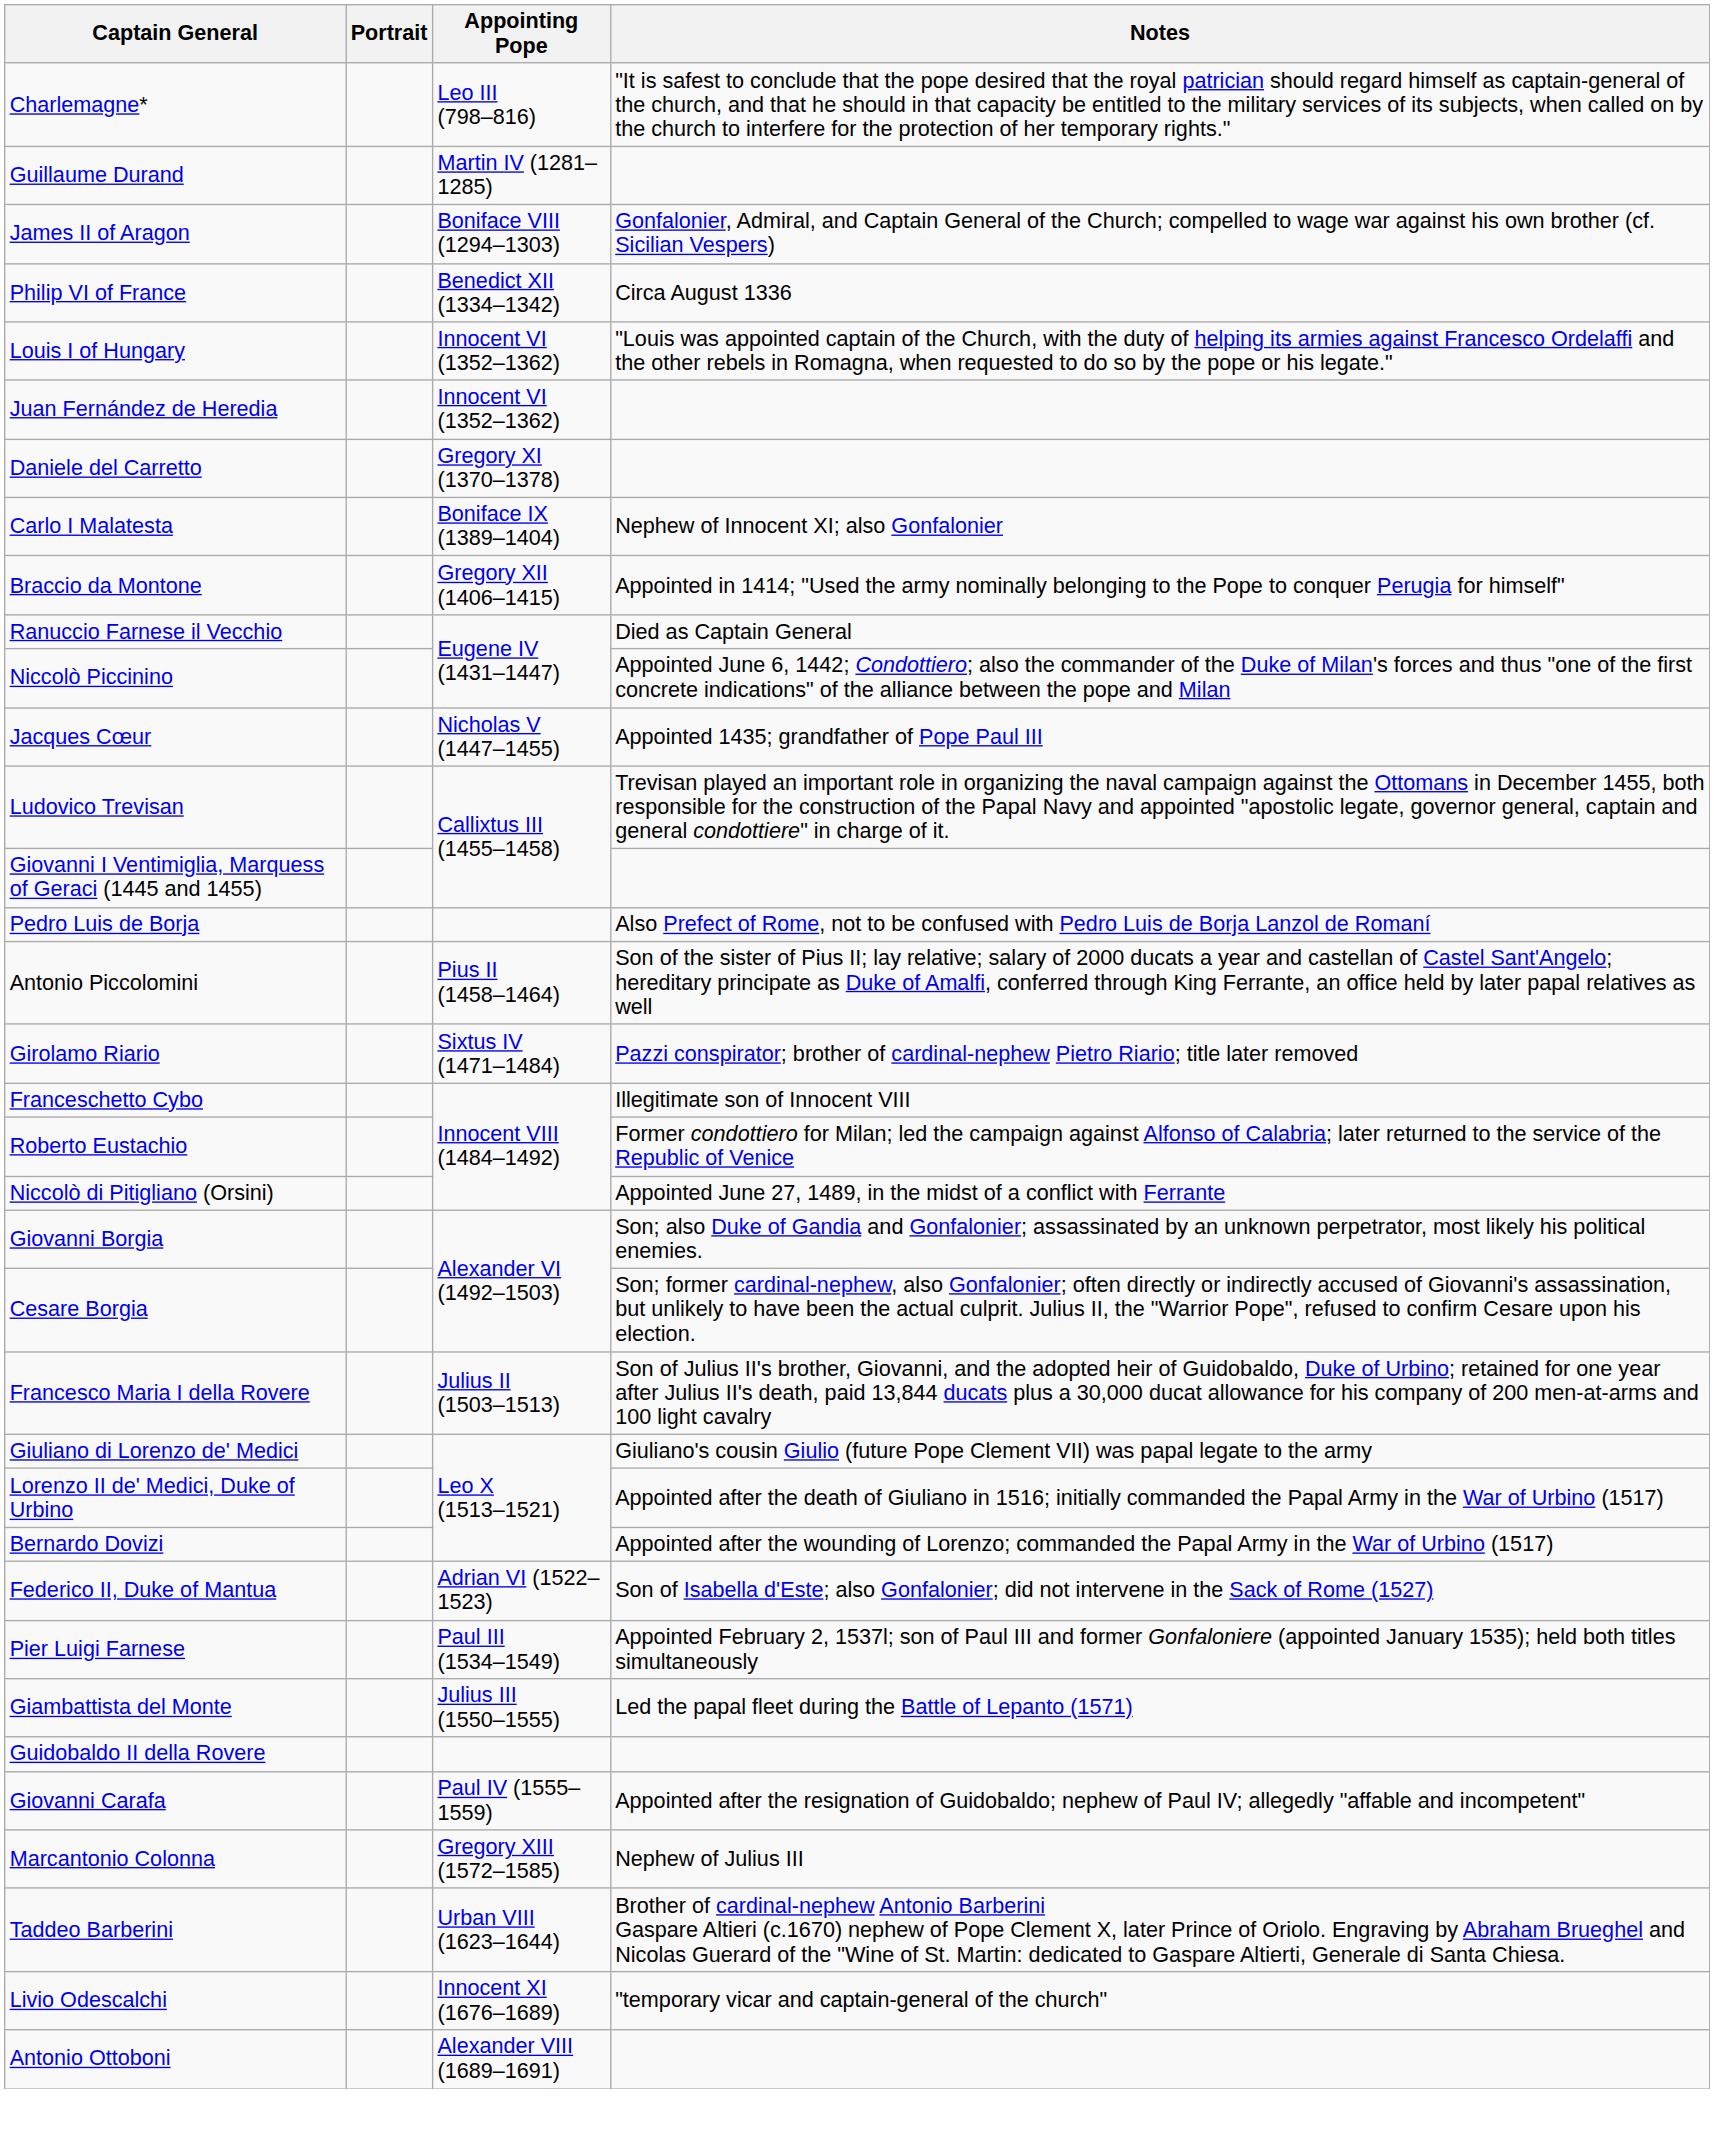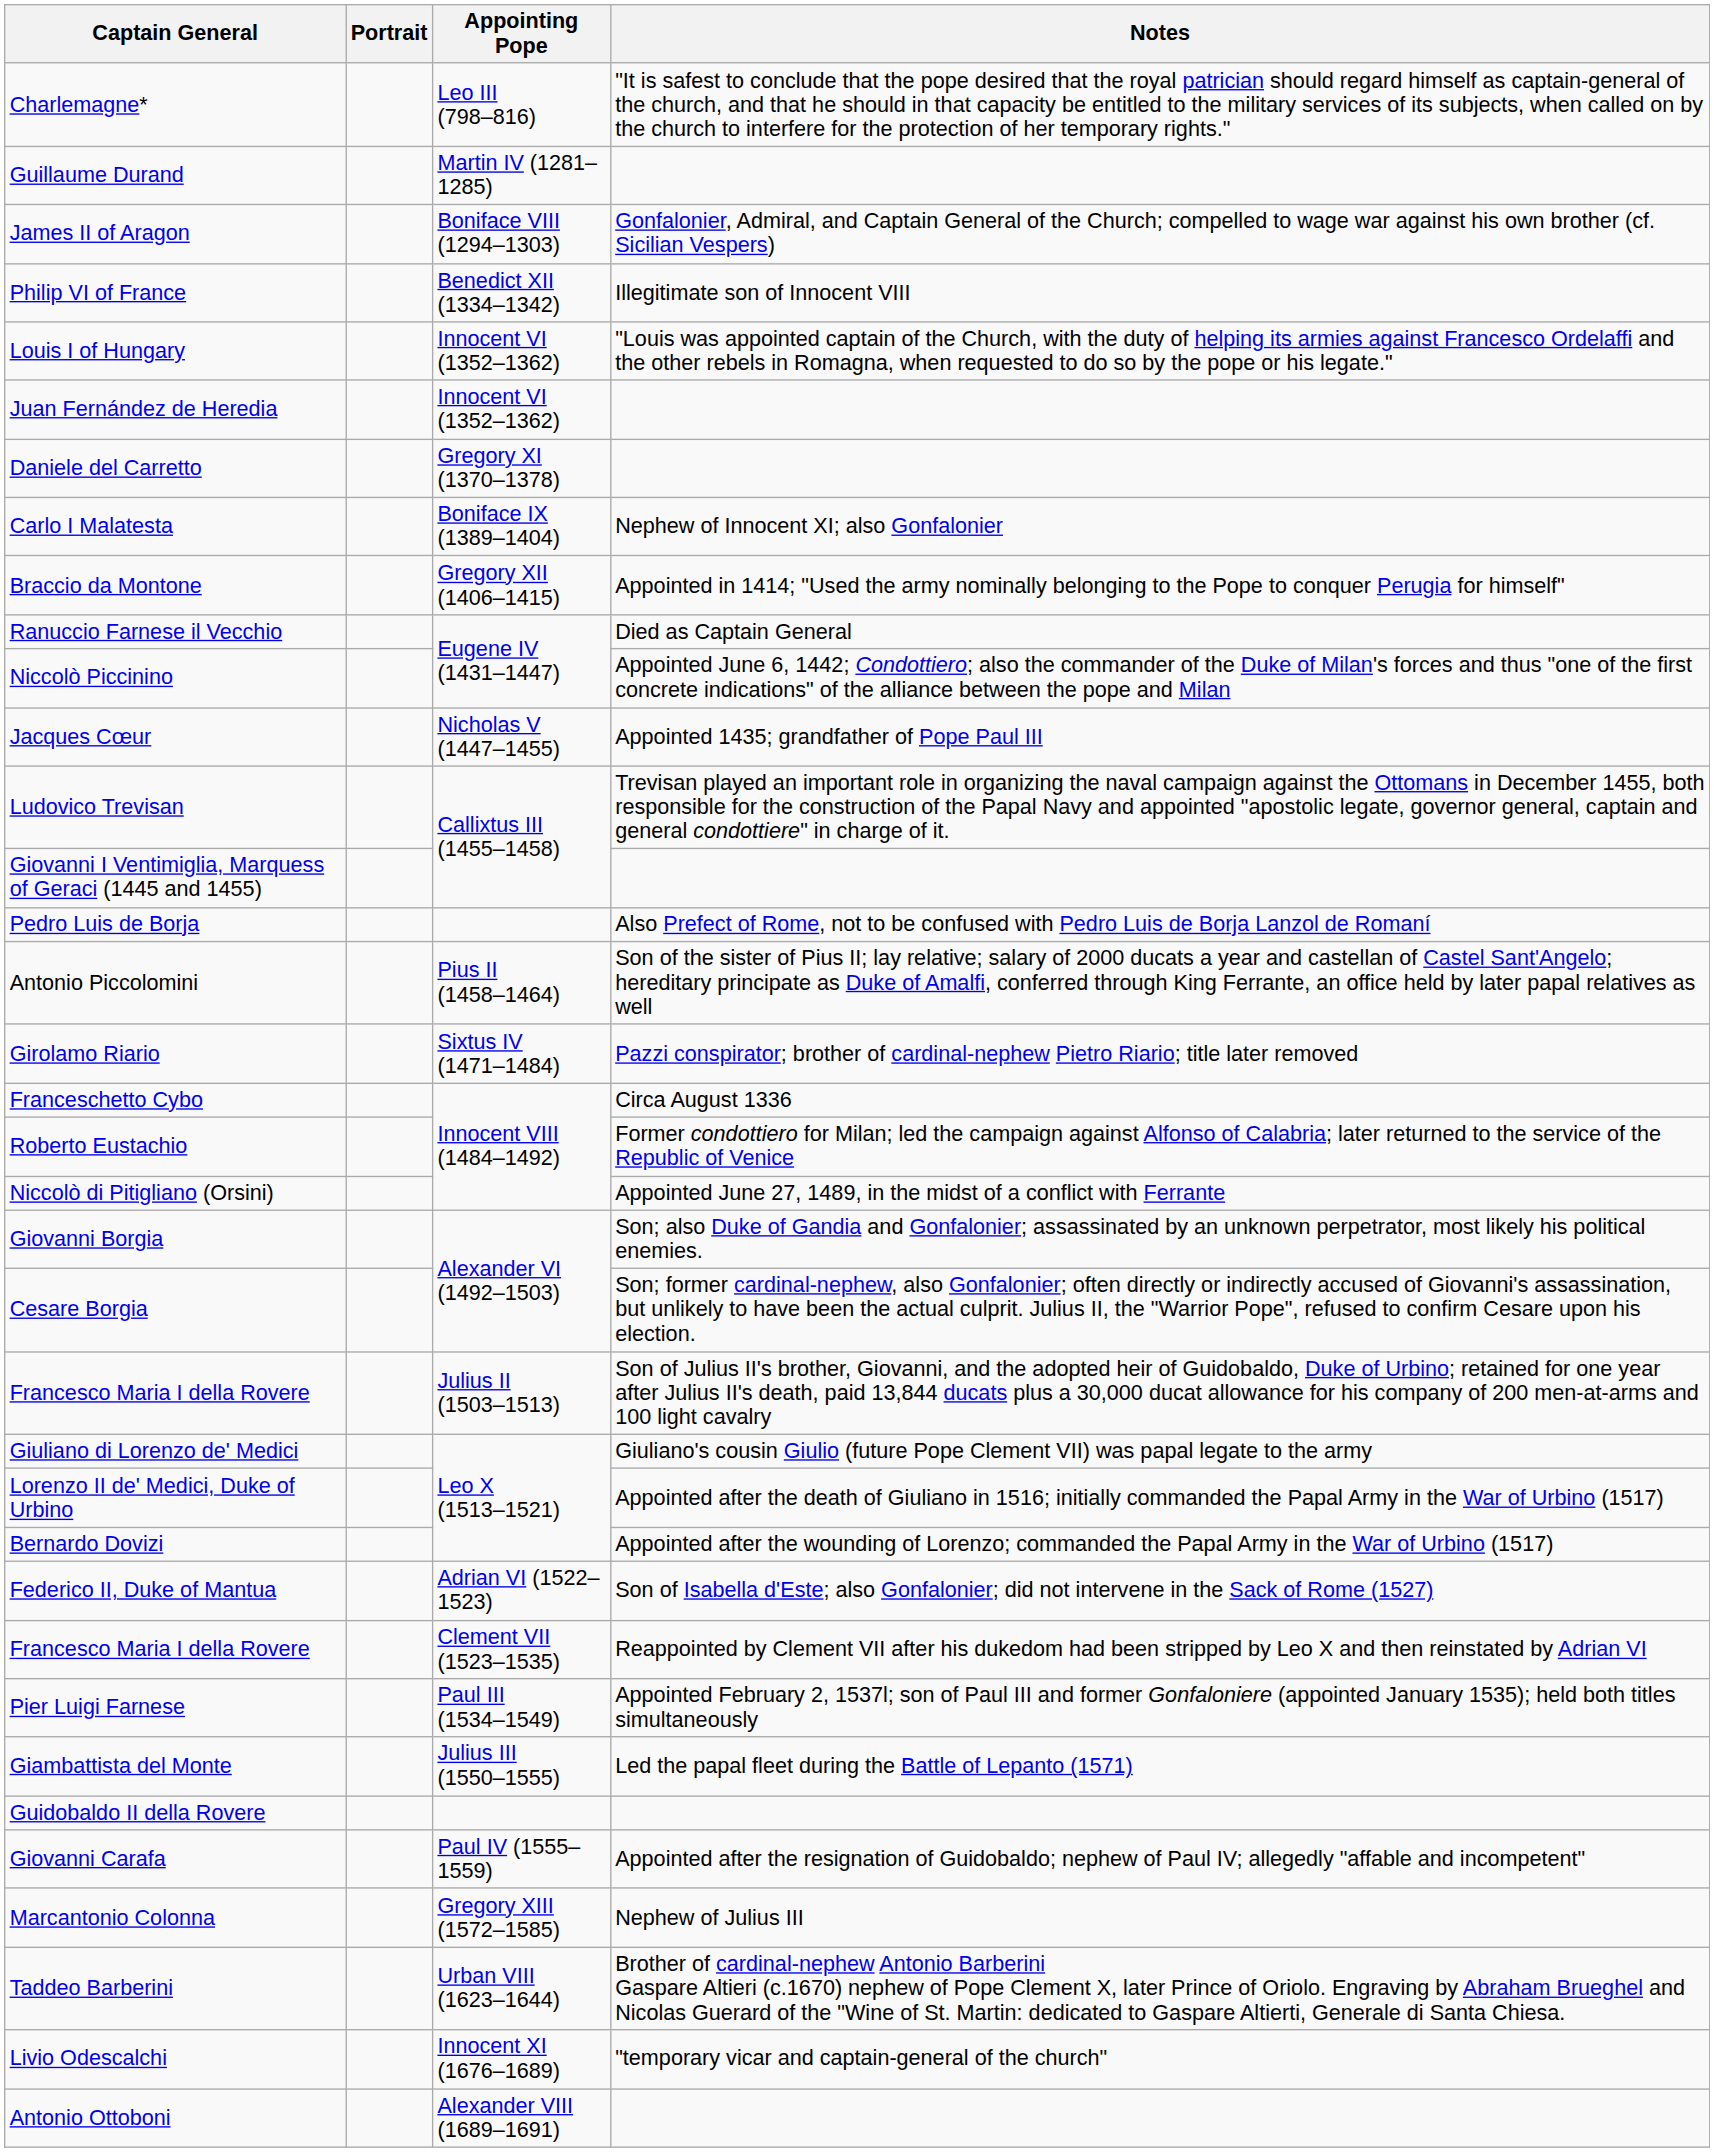(703, 292) Circa August 1336 -> (763, 292) Illegitimate son of Innocent VIII
(763, 1099) Illegitimate son of Innocent VIII -> (703, 1099) Circa August 1336
+ row: (160, 1649)
